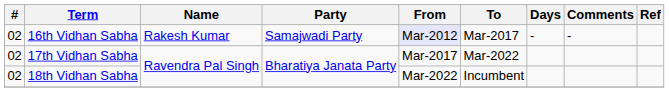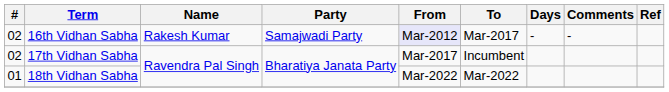(491, 55) Mar-2022 -> (494, 55) Incumbent
(15, 76) 02 -> (15, 76) 01
(494, 76) Incumbent -> (491, 76) Mar-2022
